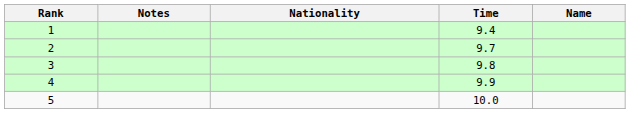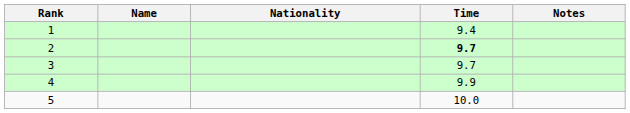columns swapped: (579, 13) <-> (154, 13)
(486, 48) normal -> (466, 48) bold
(486, 65) 9.8 -> (466, 65) 9.7
